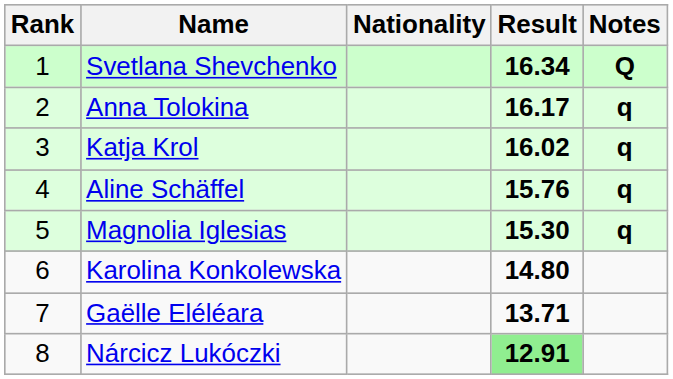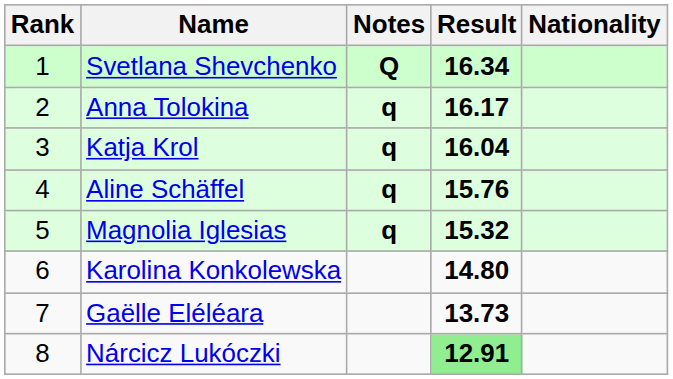columns swapped: (419, 25) <-> (625, 25)
(537, 148) 16.02 -> (477, 148) 16.04
(537, 230) 15.30 -> (477, 230) 15.32
(537, 312) 13.71 -> (477, 312) 13.73
